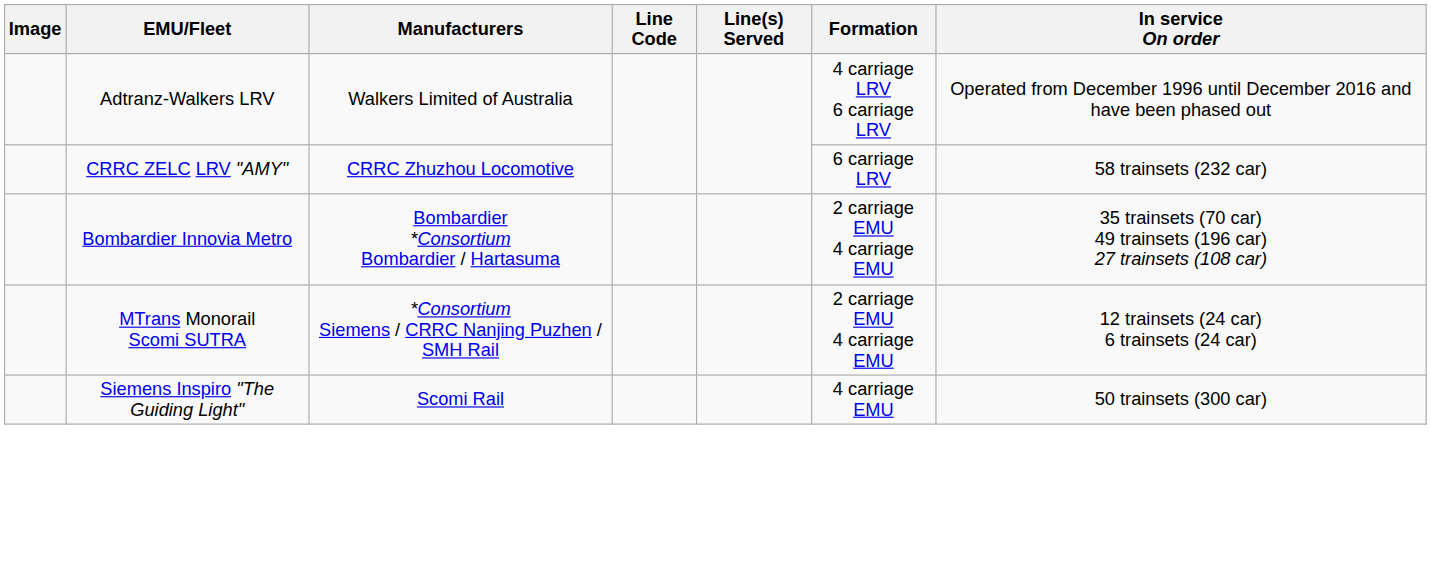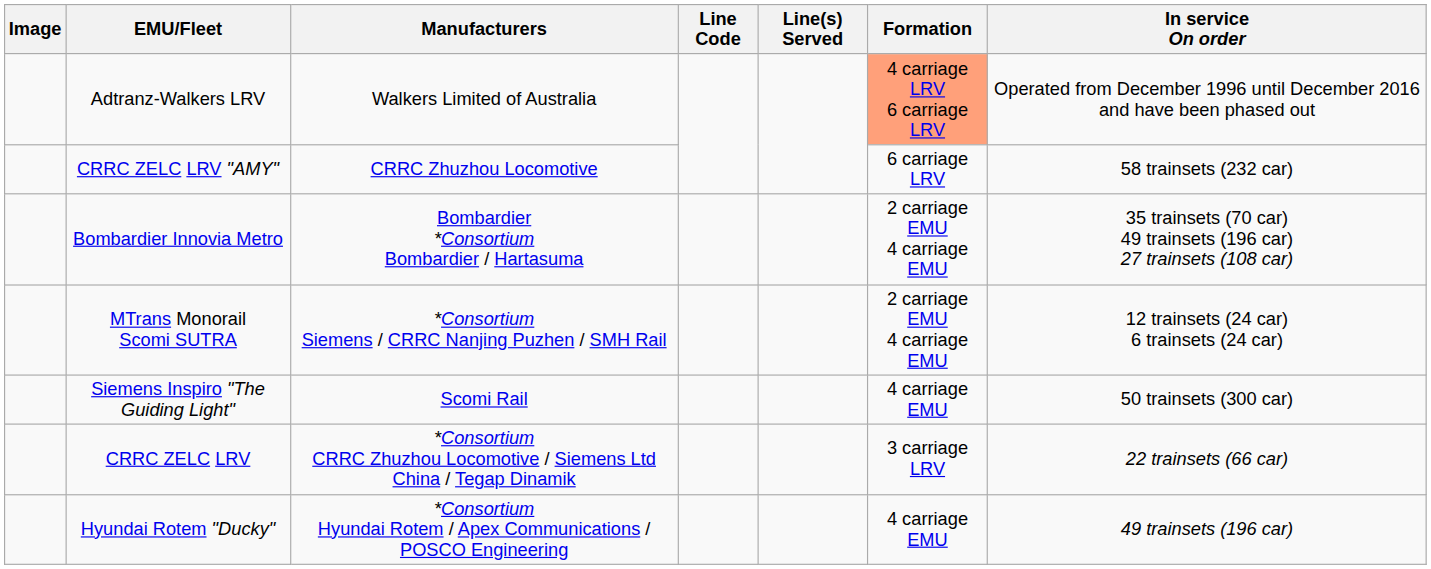(873, 99) no background -> (927, 99) lightsalmon background
+ row: (178, 459)
+ row: (178, 529)
